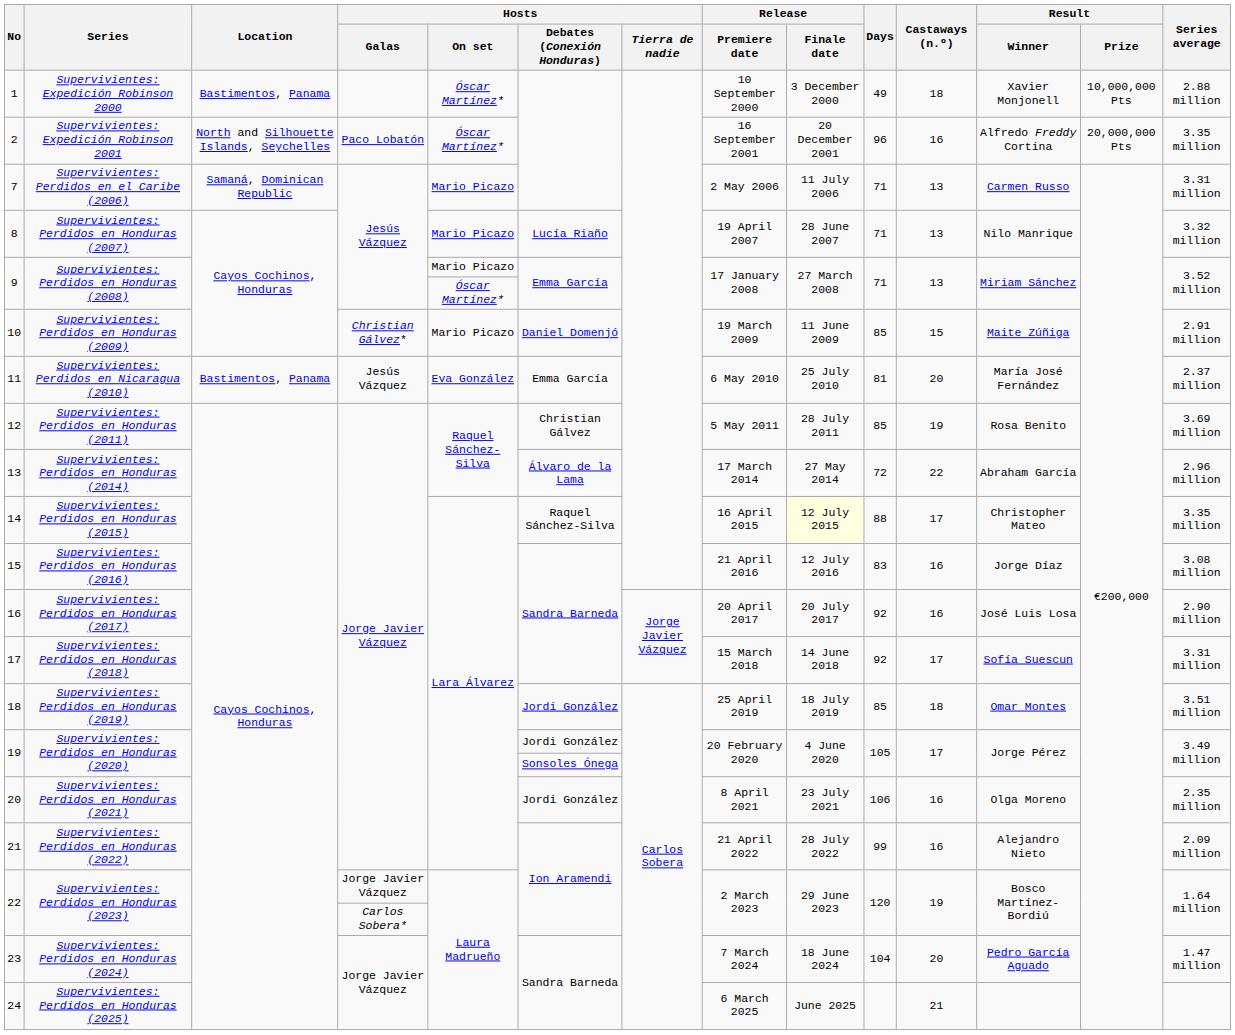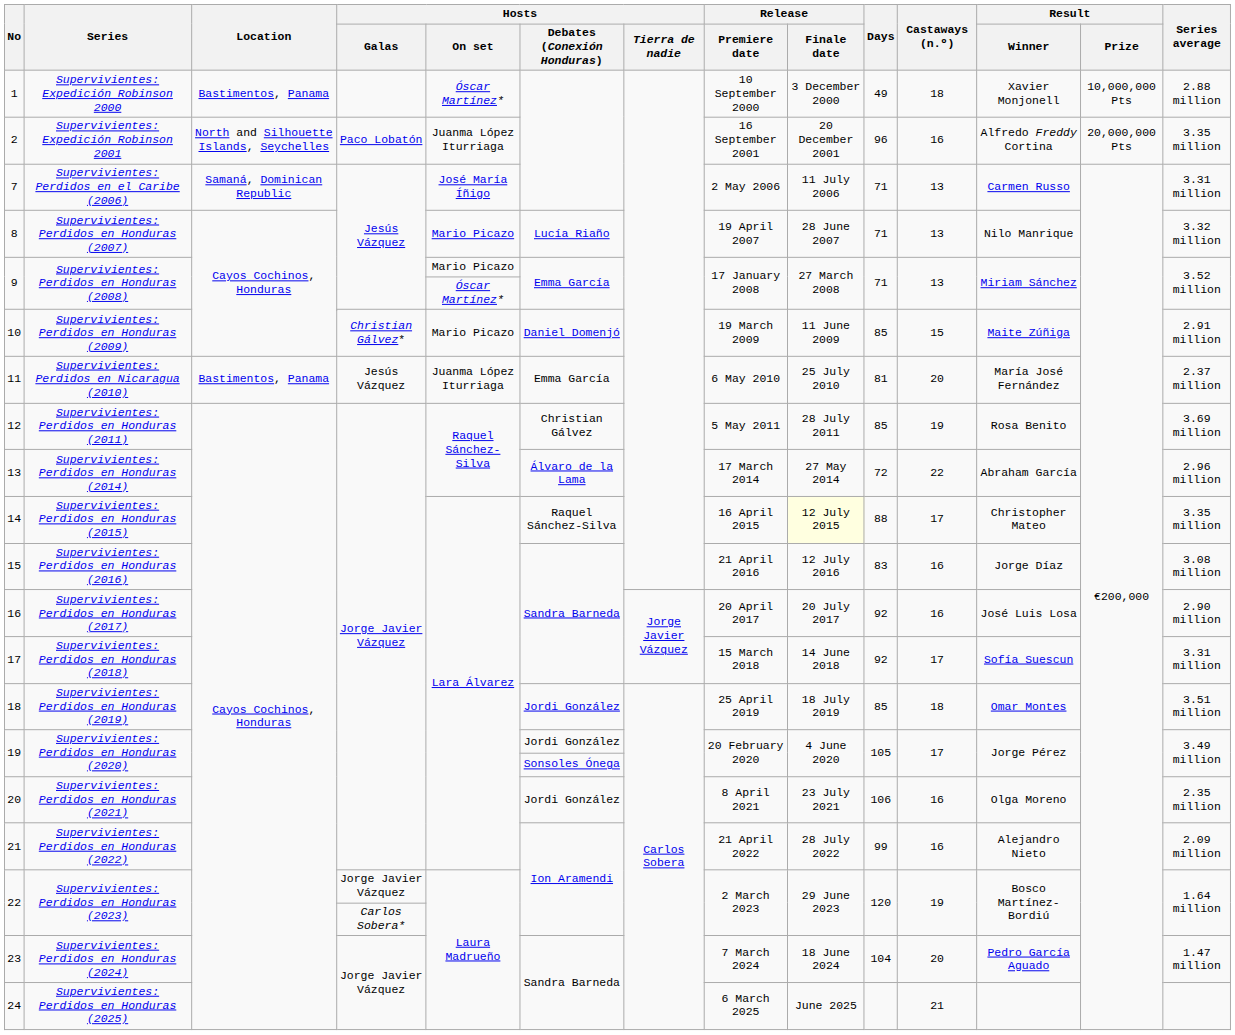(473, 140) Óscar Martínez* -> (473, 140) Juanma López Iturriaga
(473, 187) Mario Picazo -> (473, 187) José María Íñigo
(473, 379) Eva González -> (473, 379) Juanma López Iturriaga
